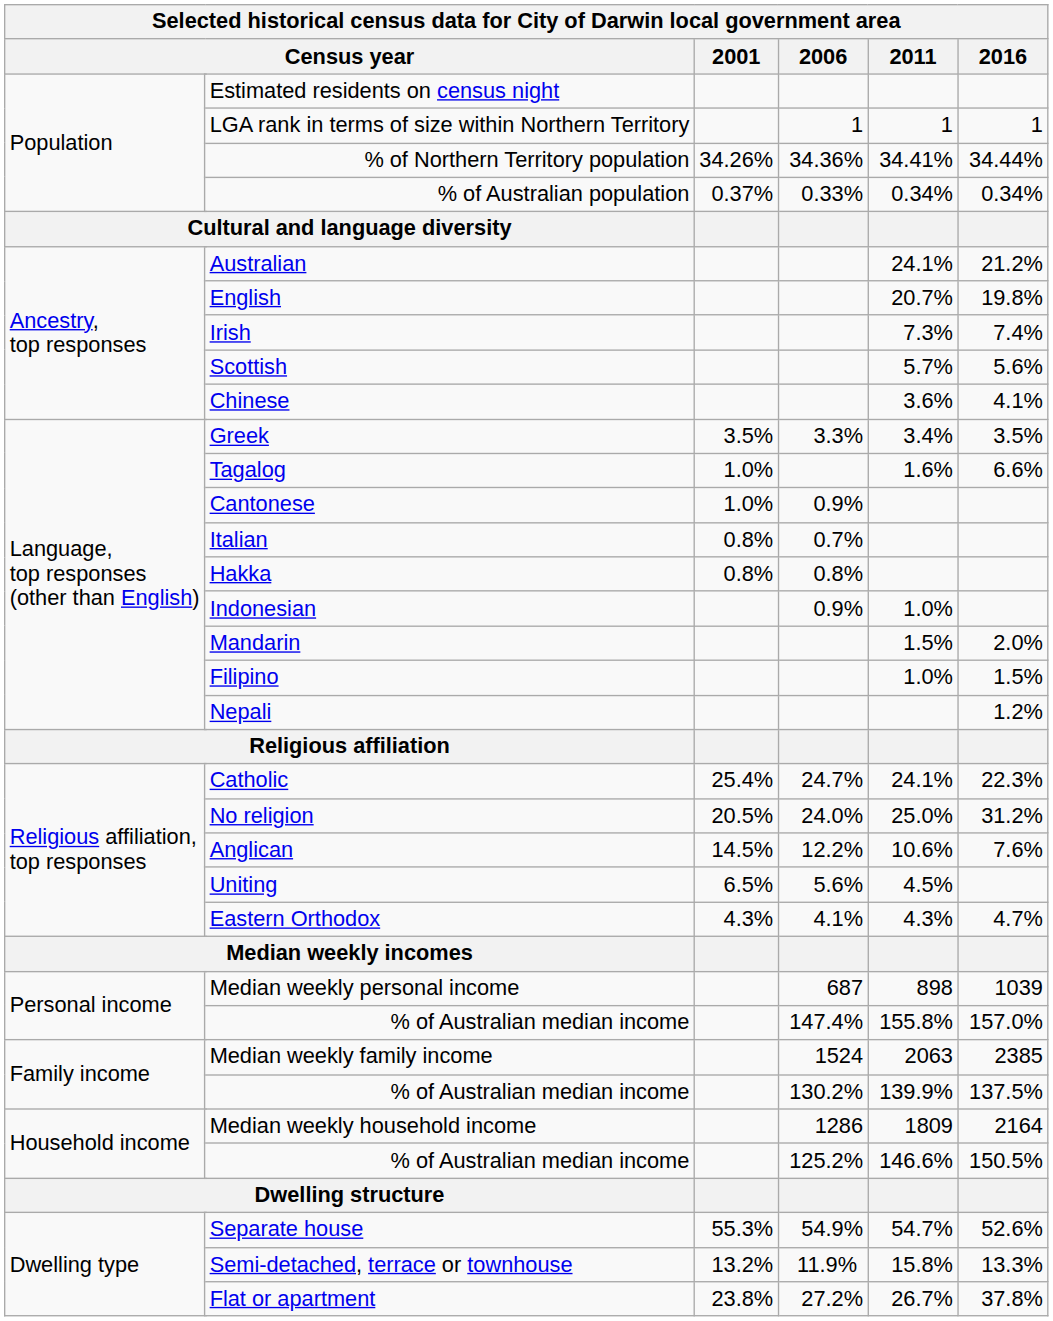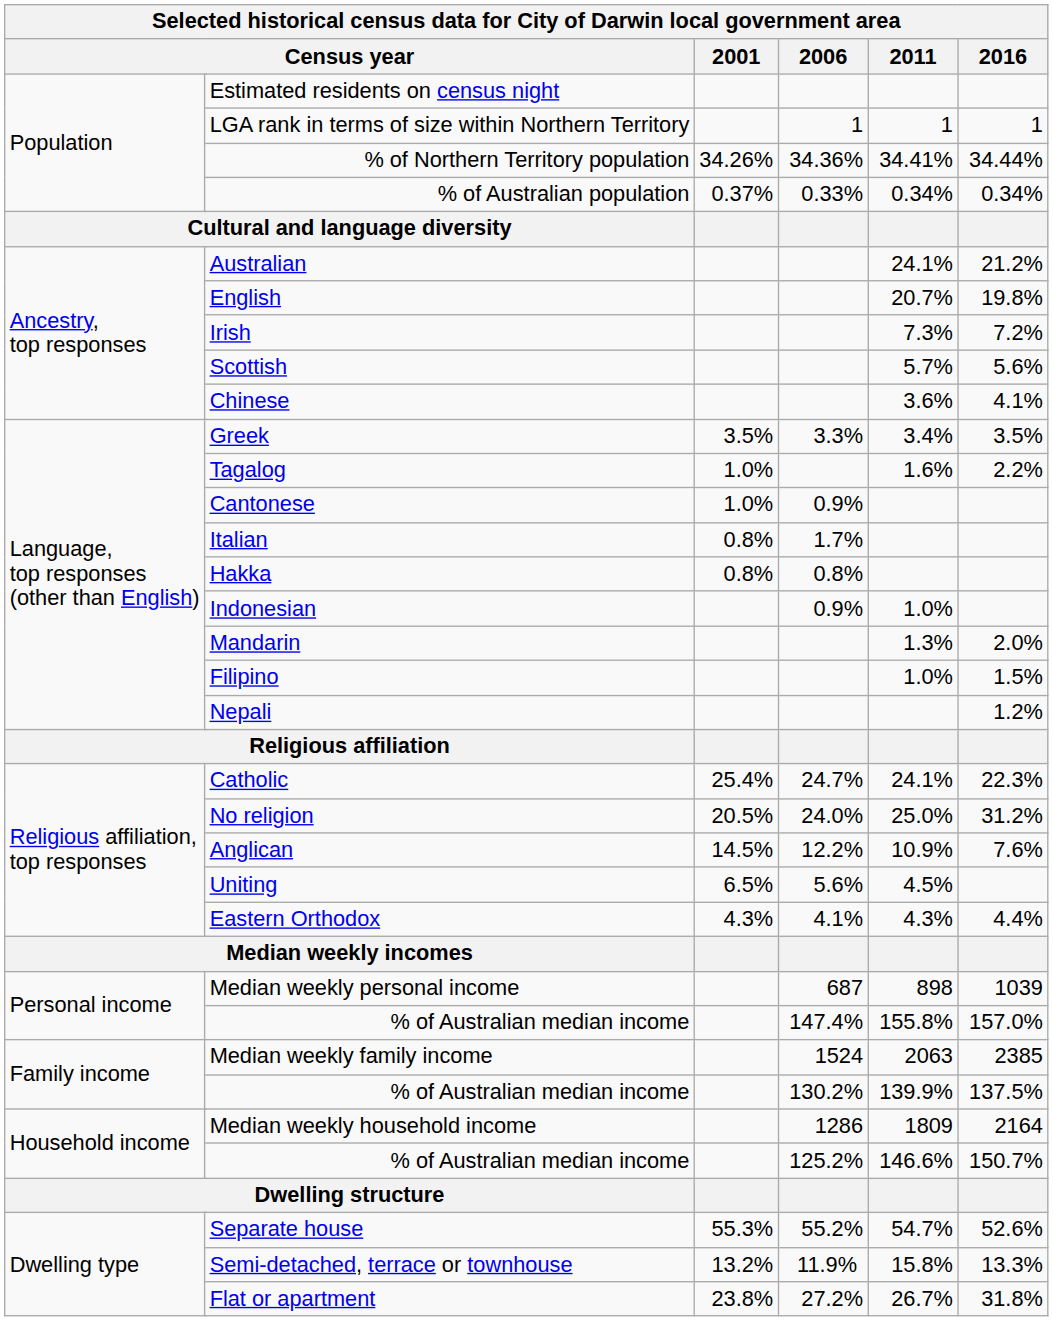(1015, 332) 7.4% -> (1015, 332) 7.2%
(1015, 470) 6.6% -> (1015, 470) 2.2%
(835, 539) 0.7% -> (835, 539) 1.7%
(928, 642) 1.5% -> (928, 642) 1.3%
(919, 849) 10.6% -> (919, 849) 10.9%
(1015, 919) 4.7% -> (1015, 919) 4.4%
(1006, 1160) 150.5% -> (1006, 1160) 150.7%
(829, 1229) 54.9% -> (829, 1229) 55.2%
(1009, 1298) 37.8% -> (1009, 1298) 31.8%
